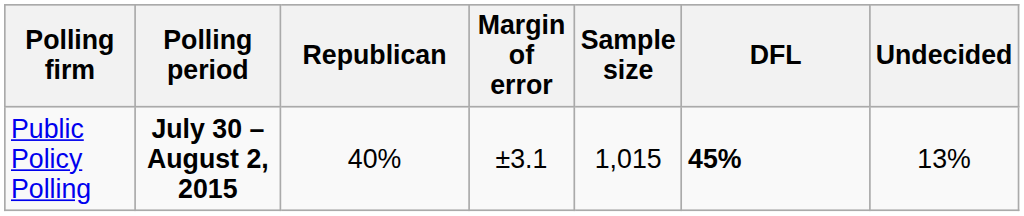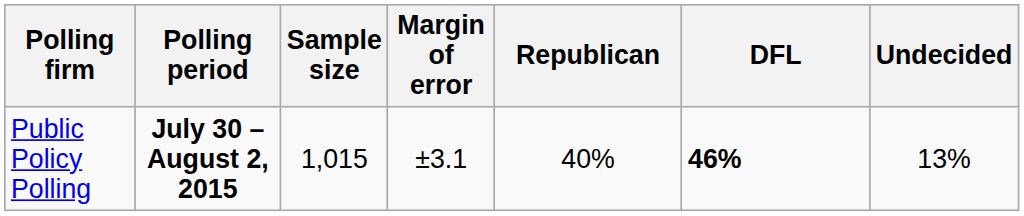columns swapped: (628, 55) <-> (375, 55)
(715, 158) 45% -> (715, 158) 46%
